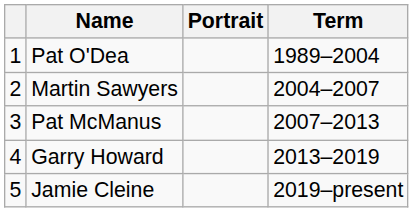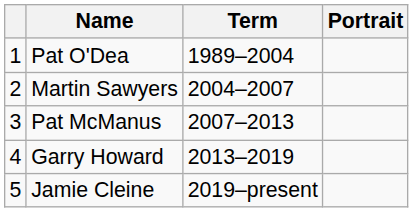columns swapped: (226, 21) <-> (338, 21)
